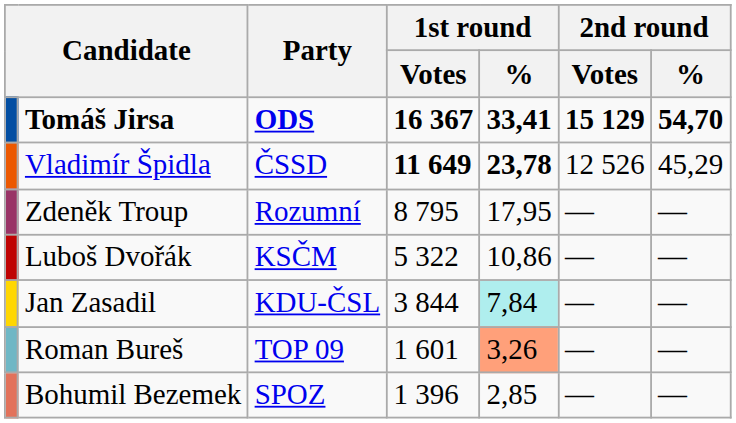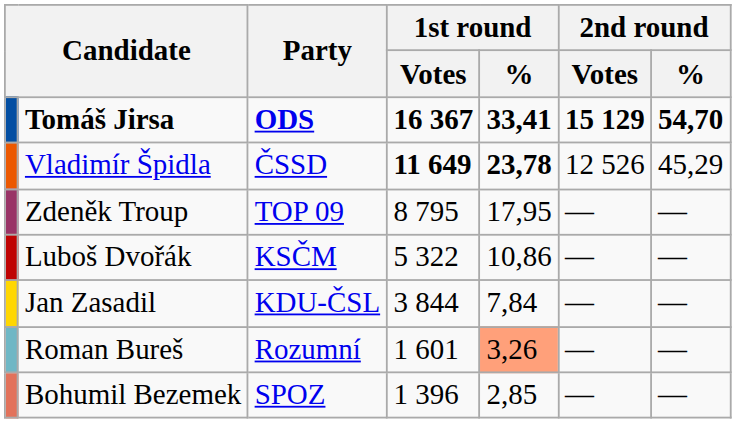(308, 211) Rozumní -> (299, 211) TOP 09
(512, 303) paleturquoise background -> (512, 303) no background
(299, 348) TOP 09 -> (308, 348) Rozumní
